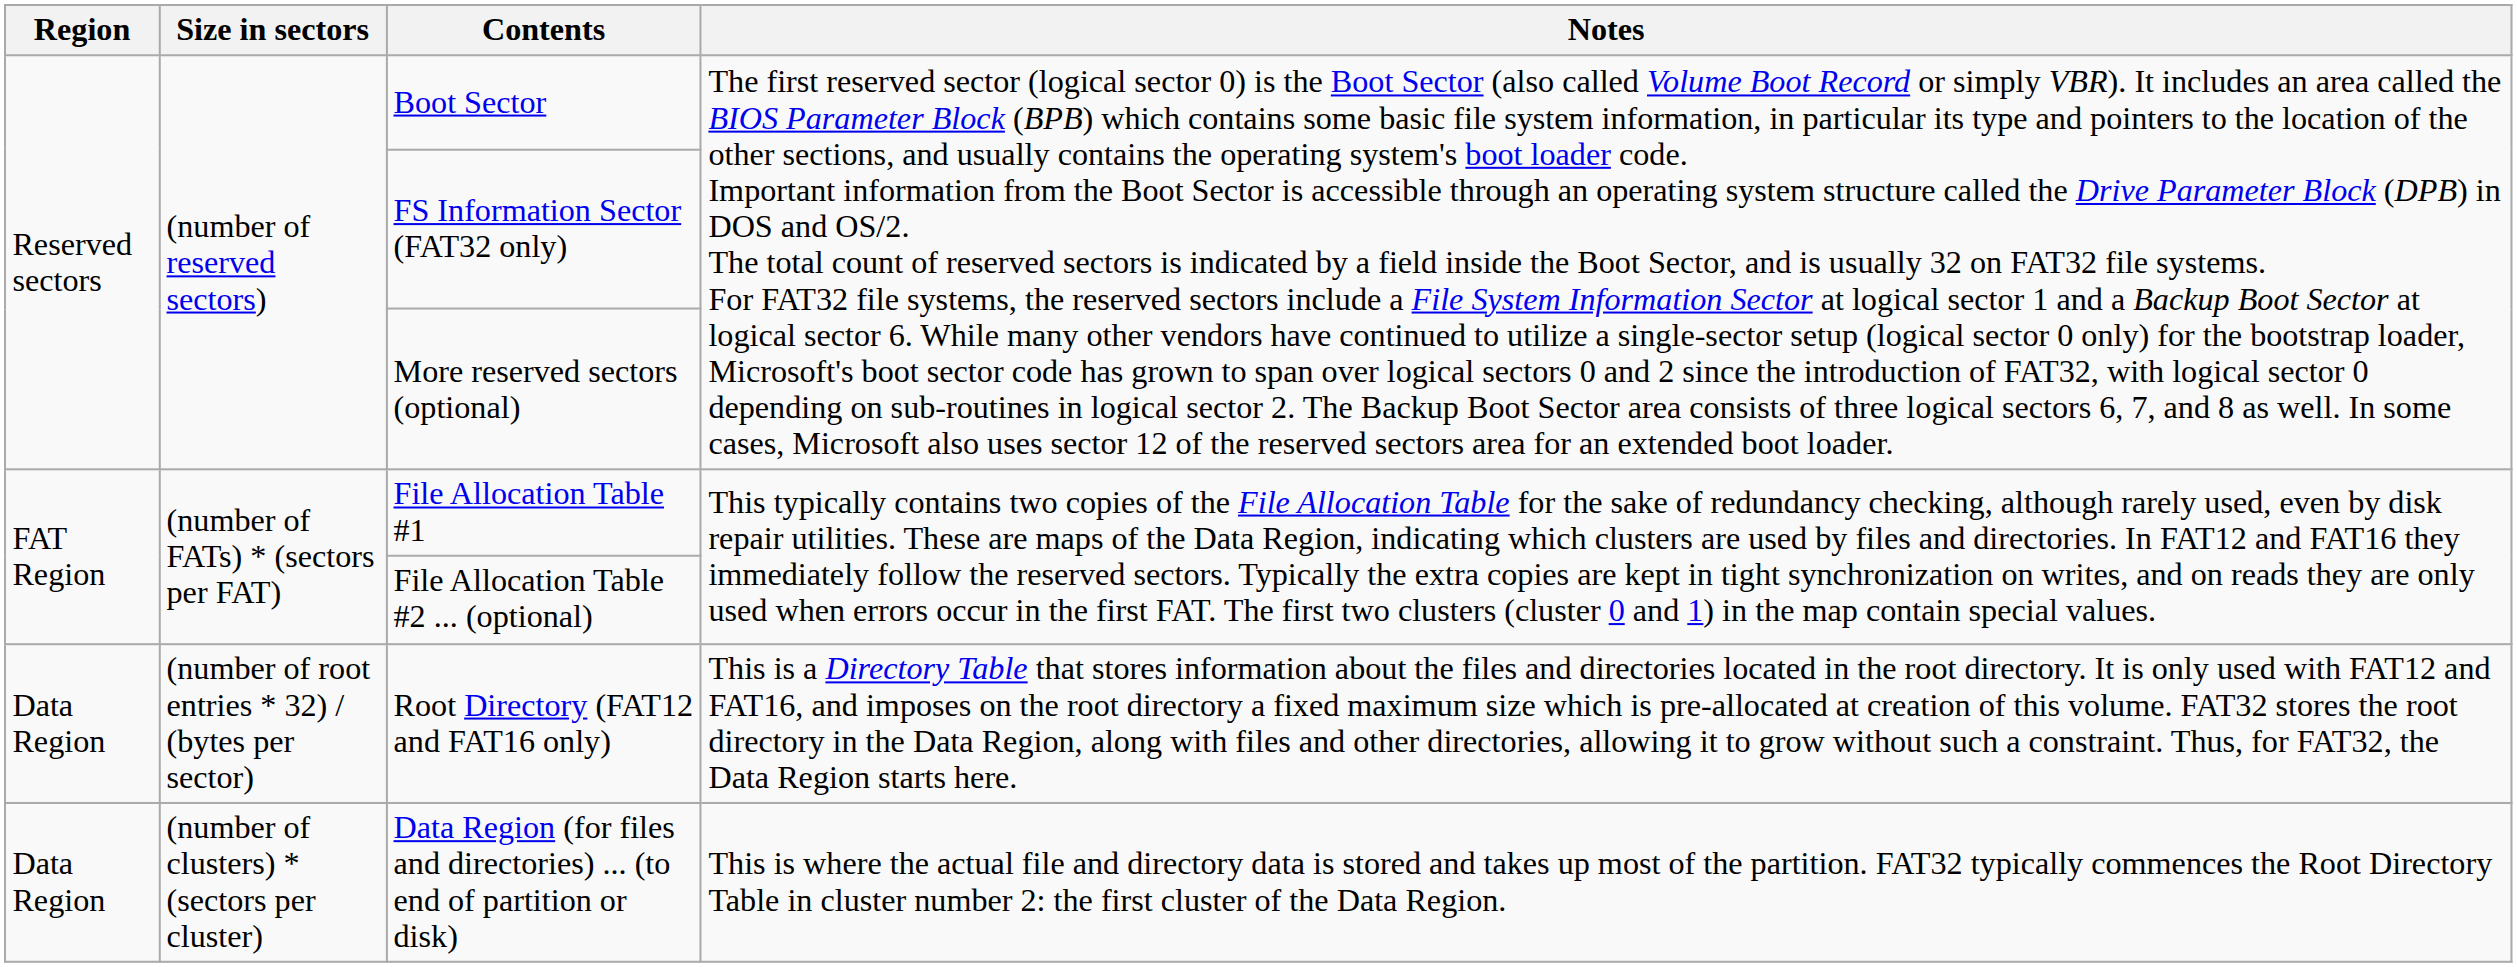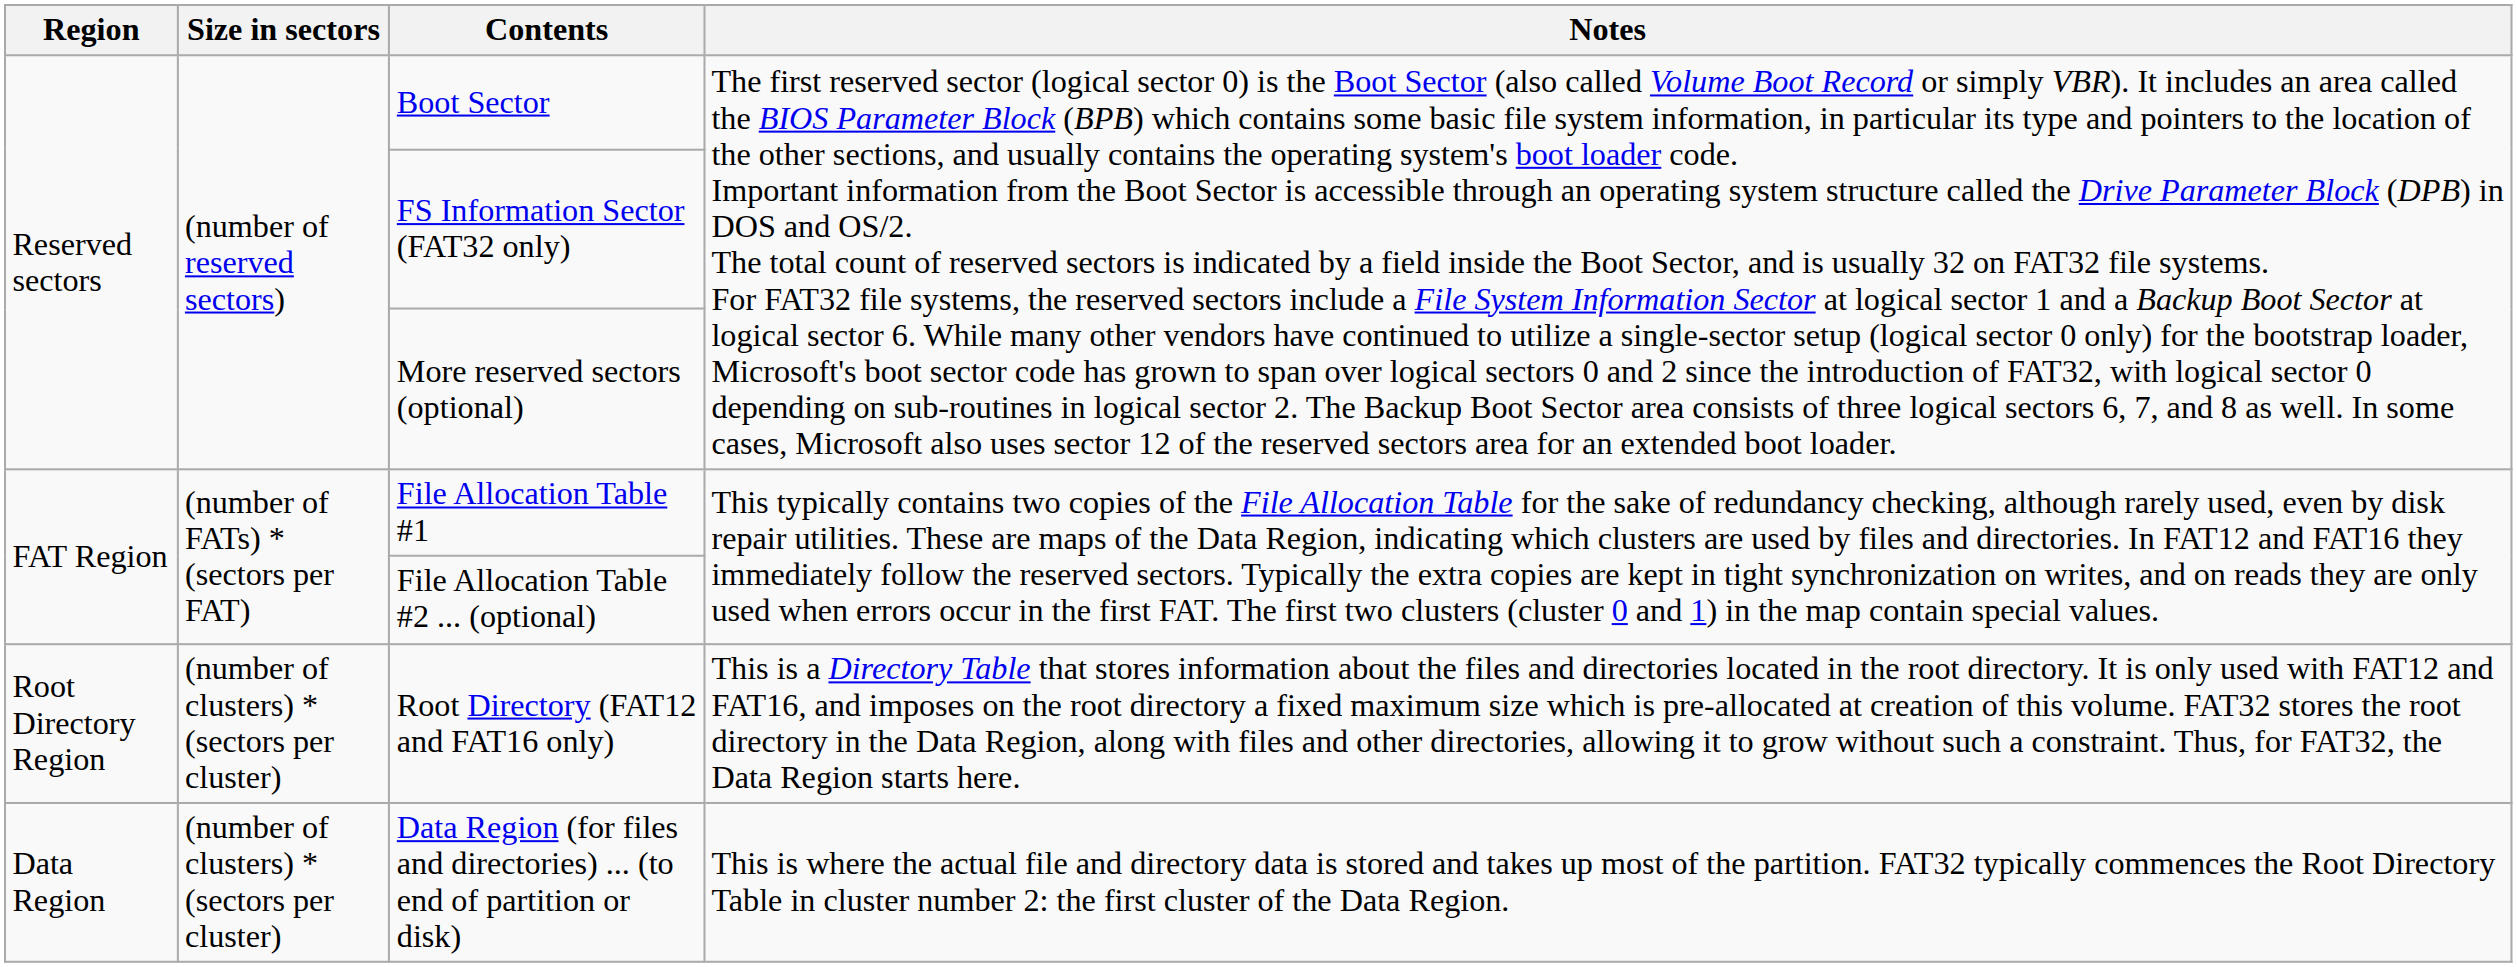(59, 722) Data Region -> (74, 722) Root Directory Region
(268, 722) (number of root entries * 32) / (bytes per sector) -> (260, 722) (number of clusters) * (sectors per cluster)
